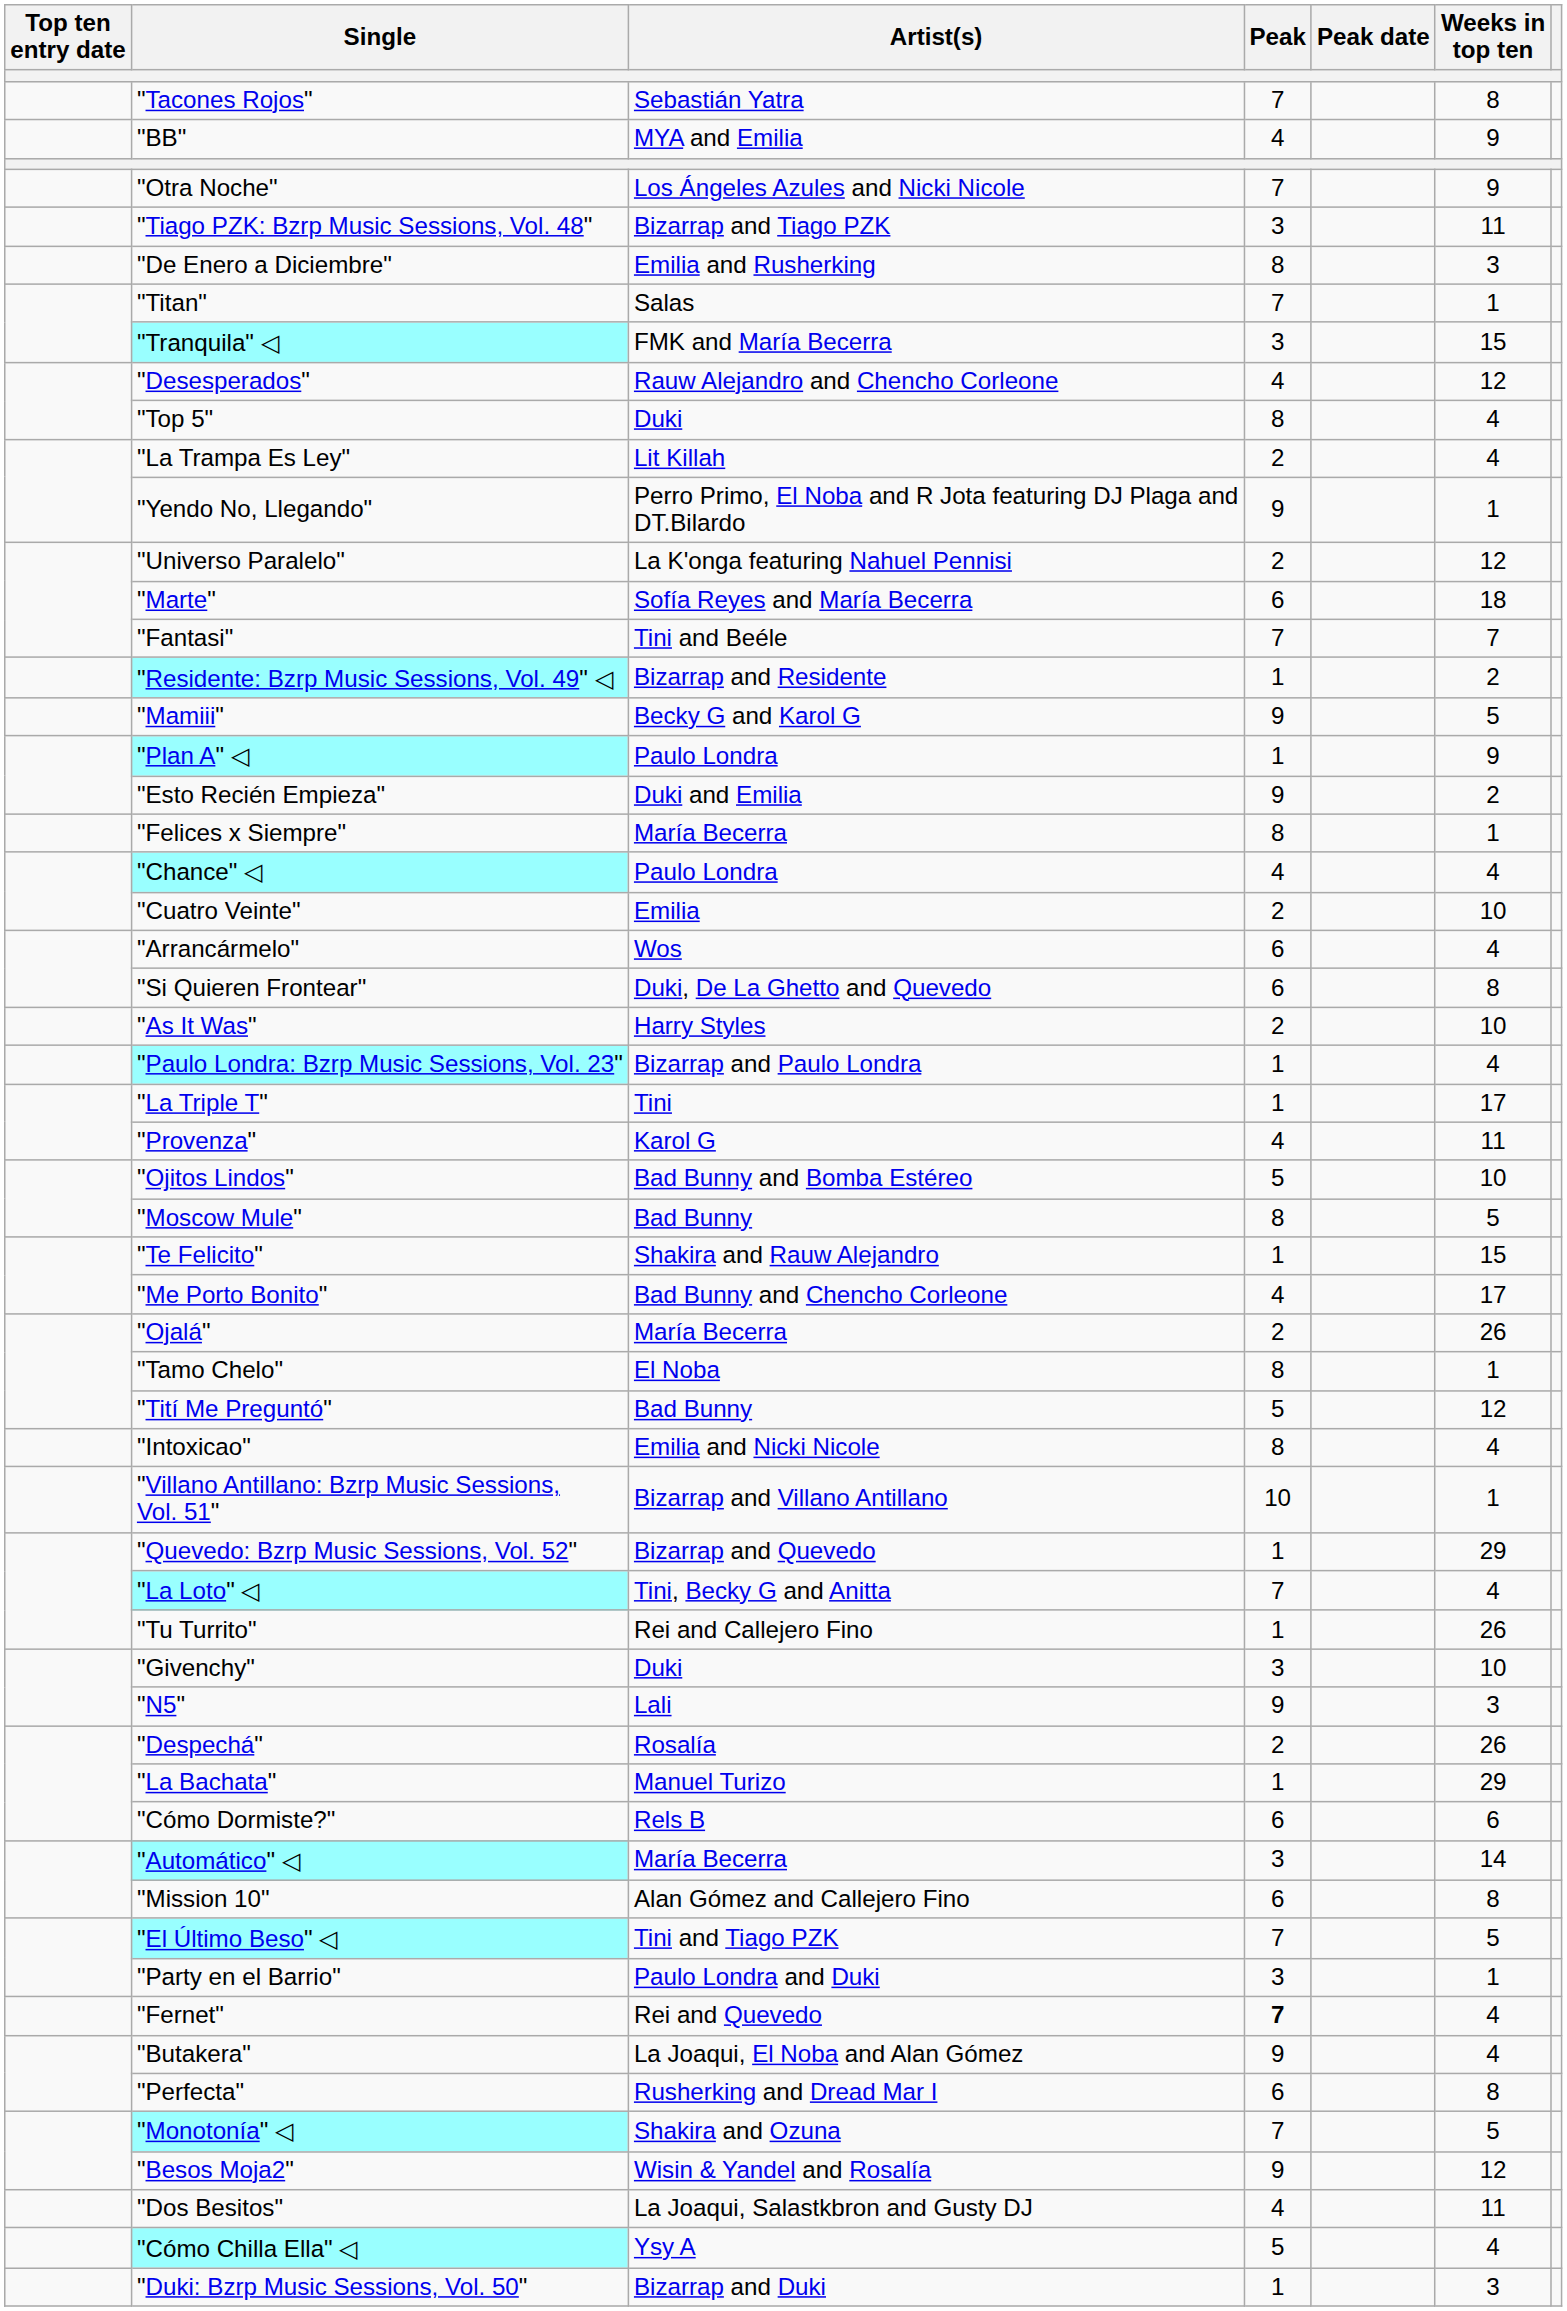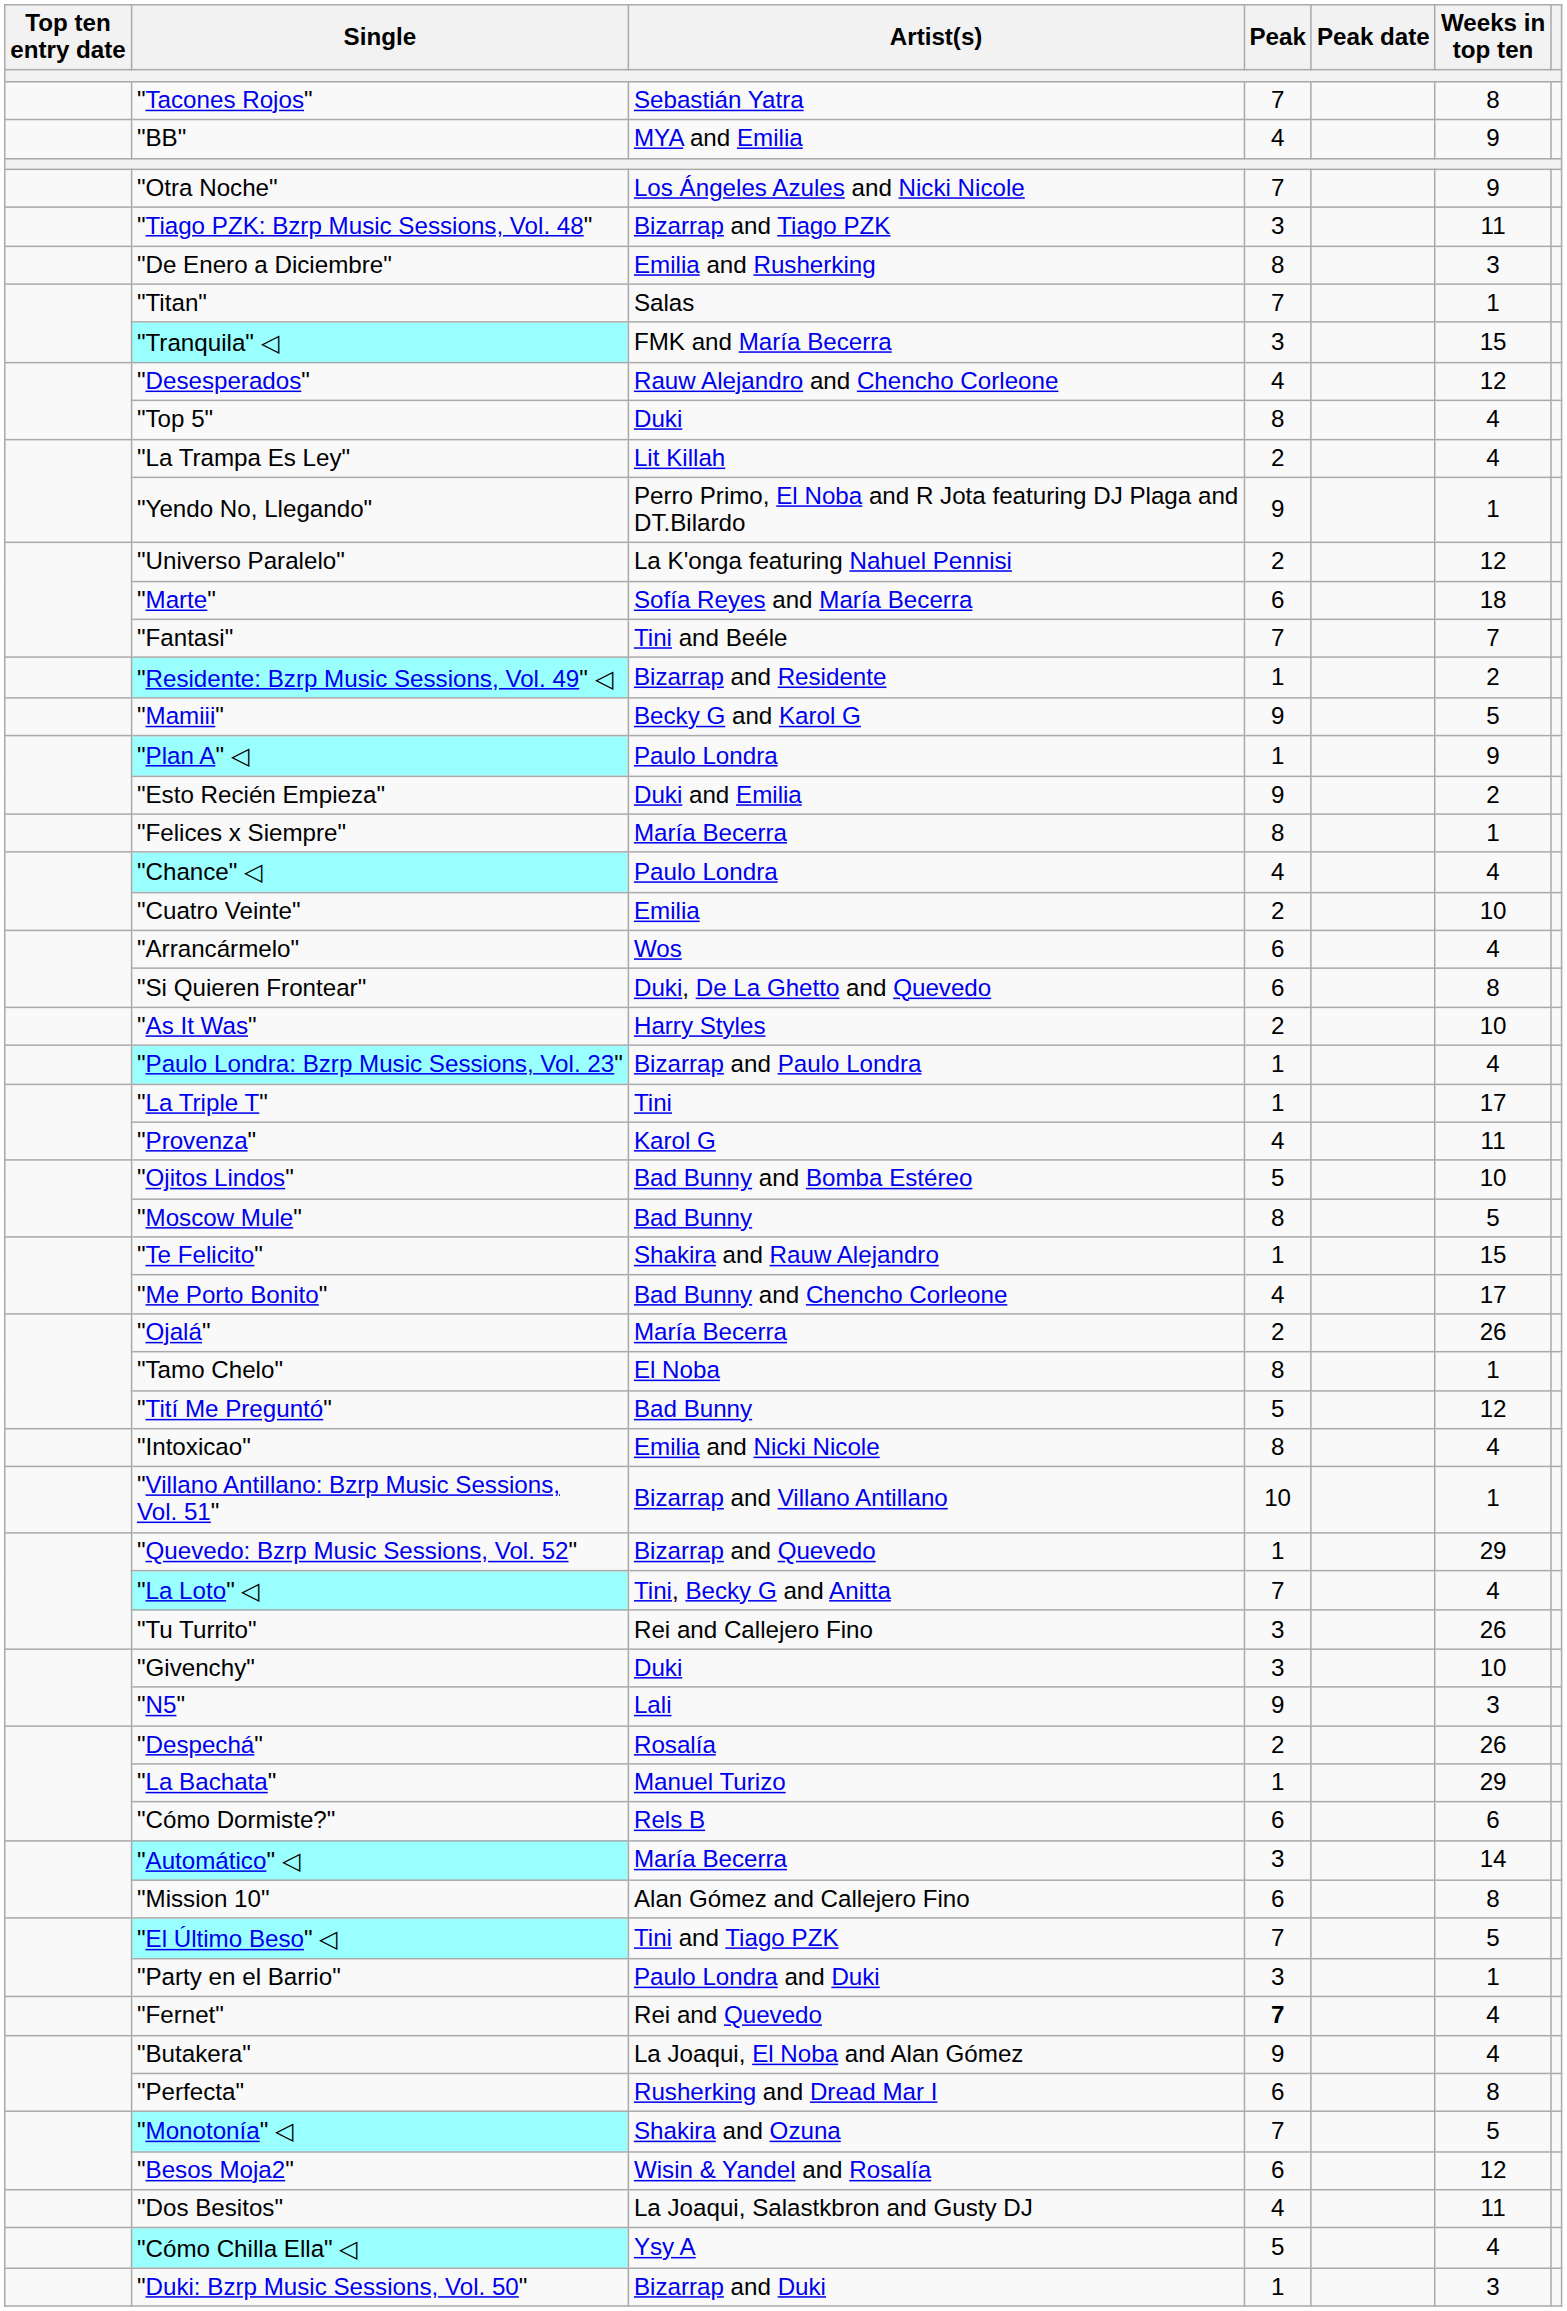(1278, 1629) 1 -> (1278, 1629) 3
(1278, 2170) 9 -> (1278, 2170) 6
